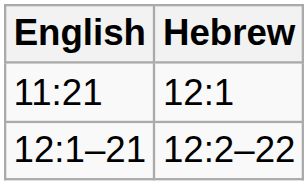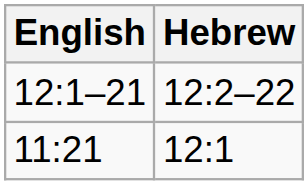rows swapped: (58, 91) <-> (80, 149)
